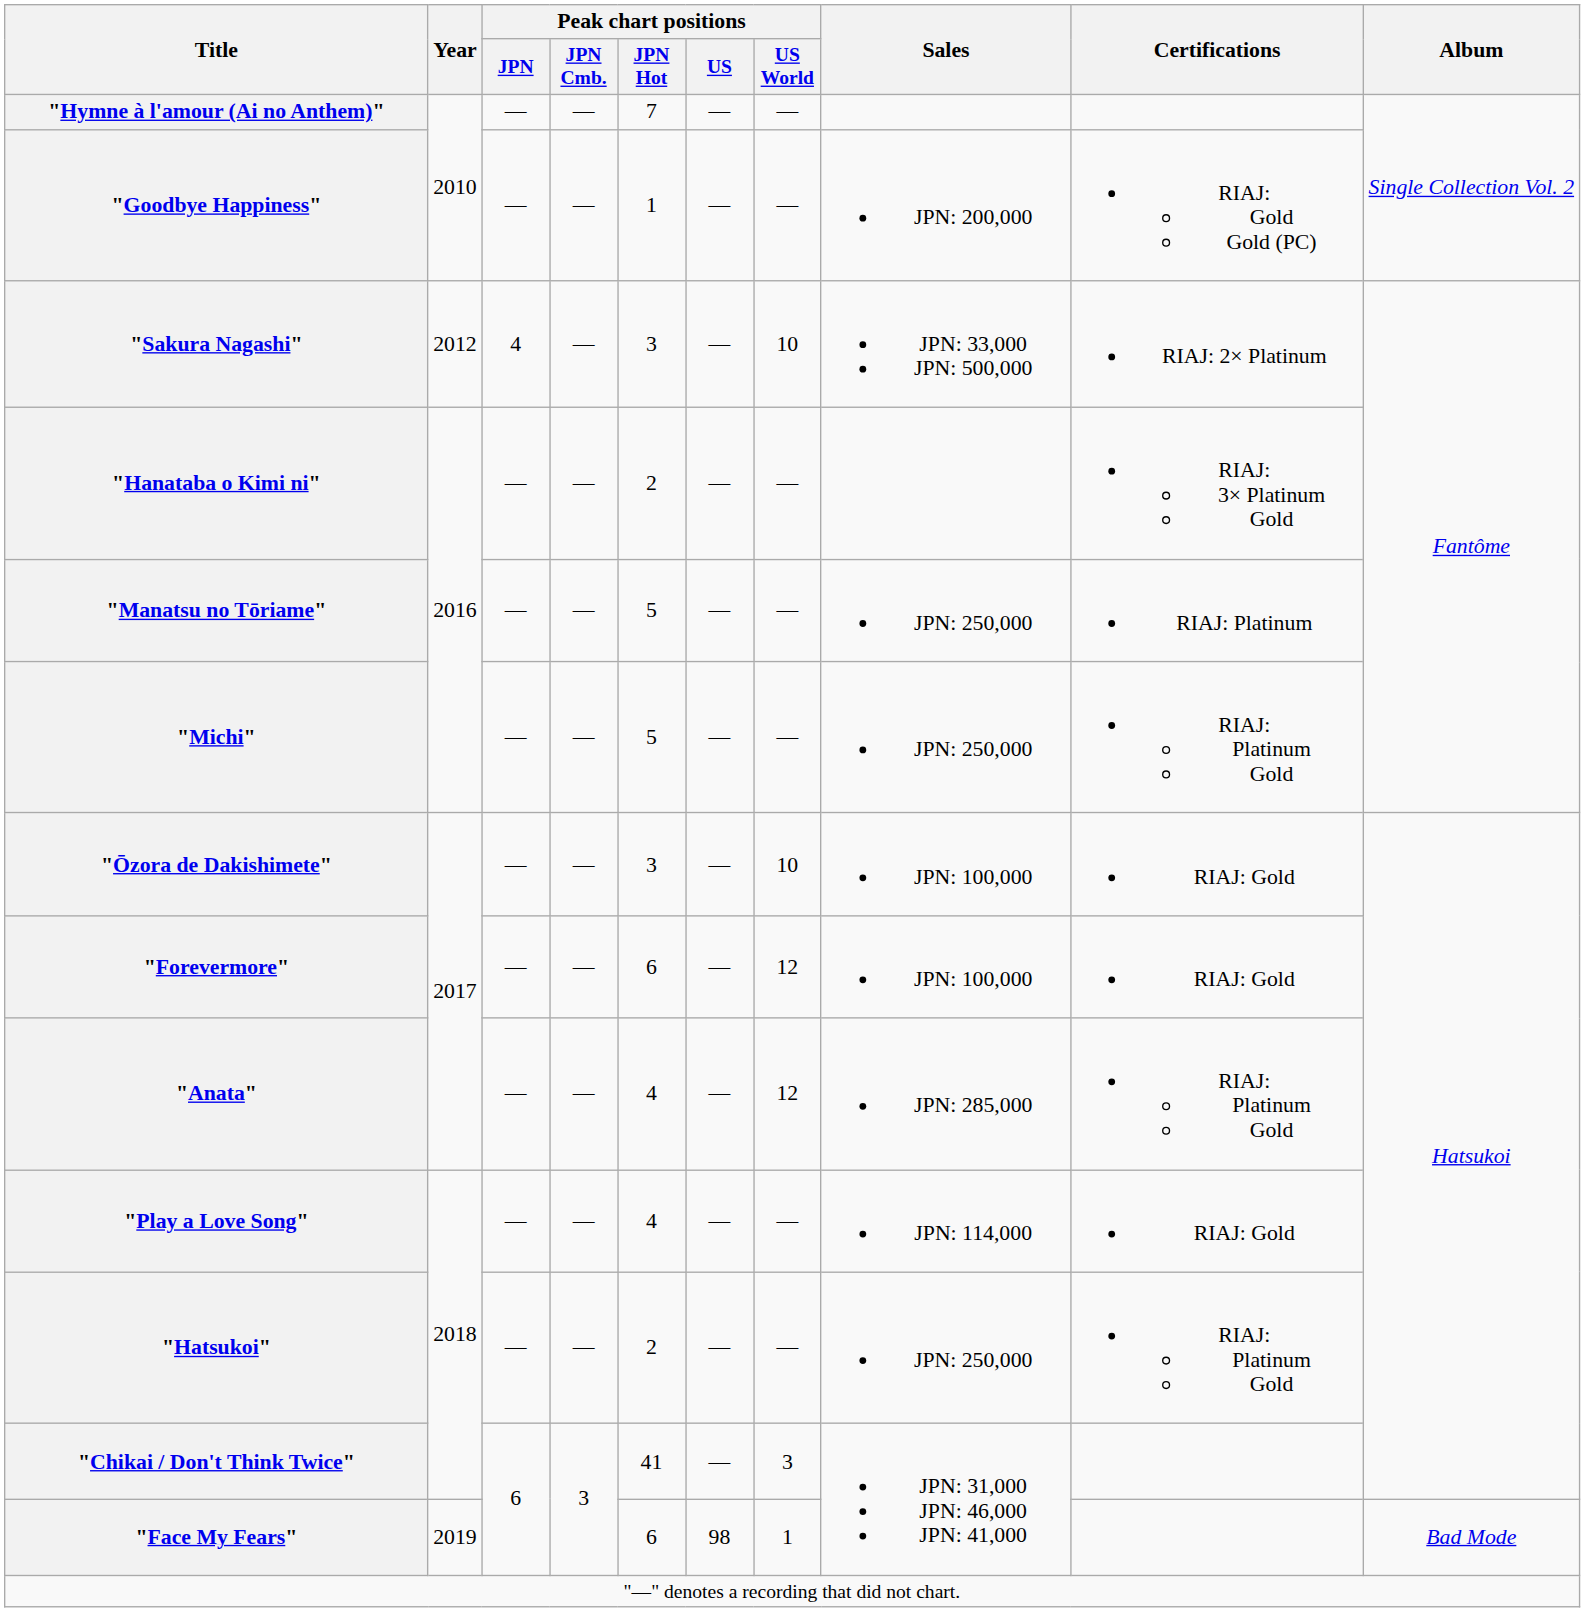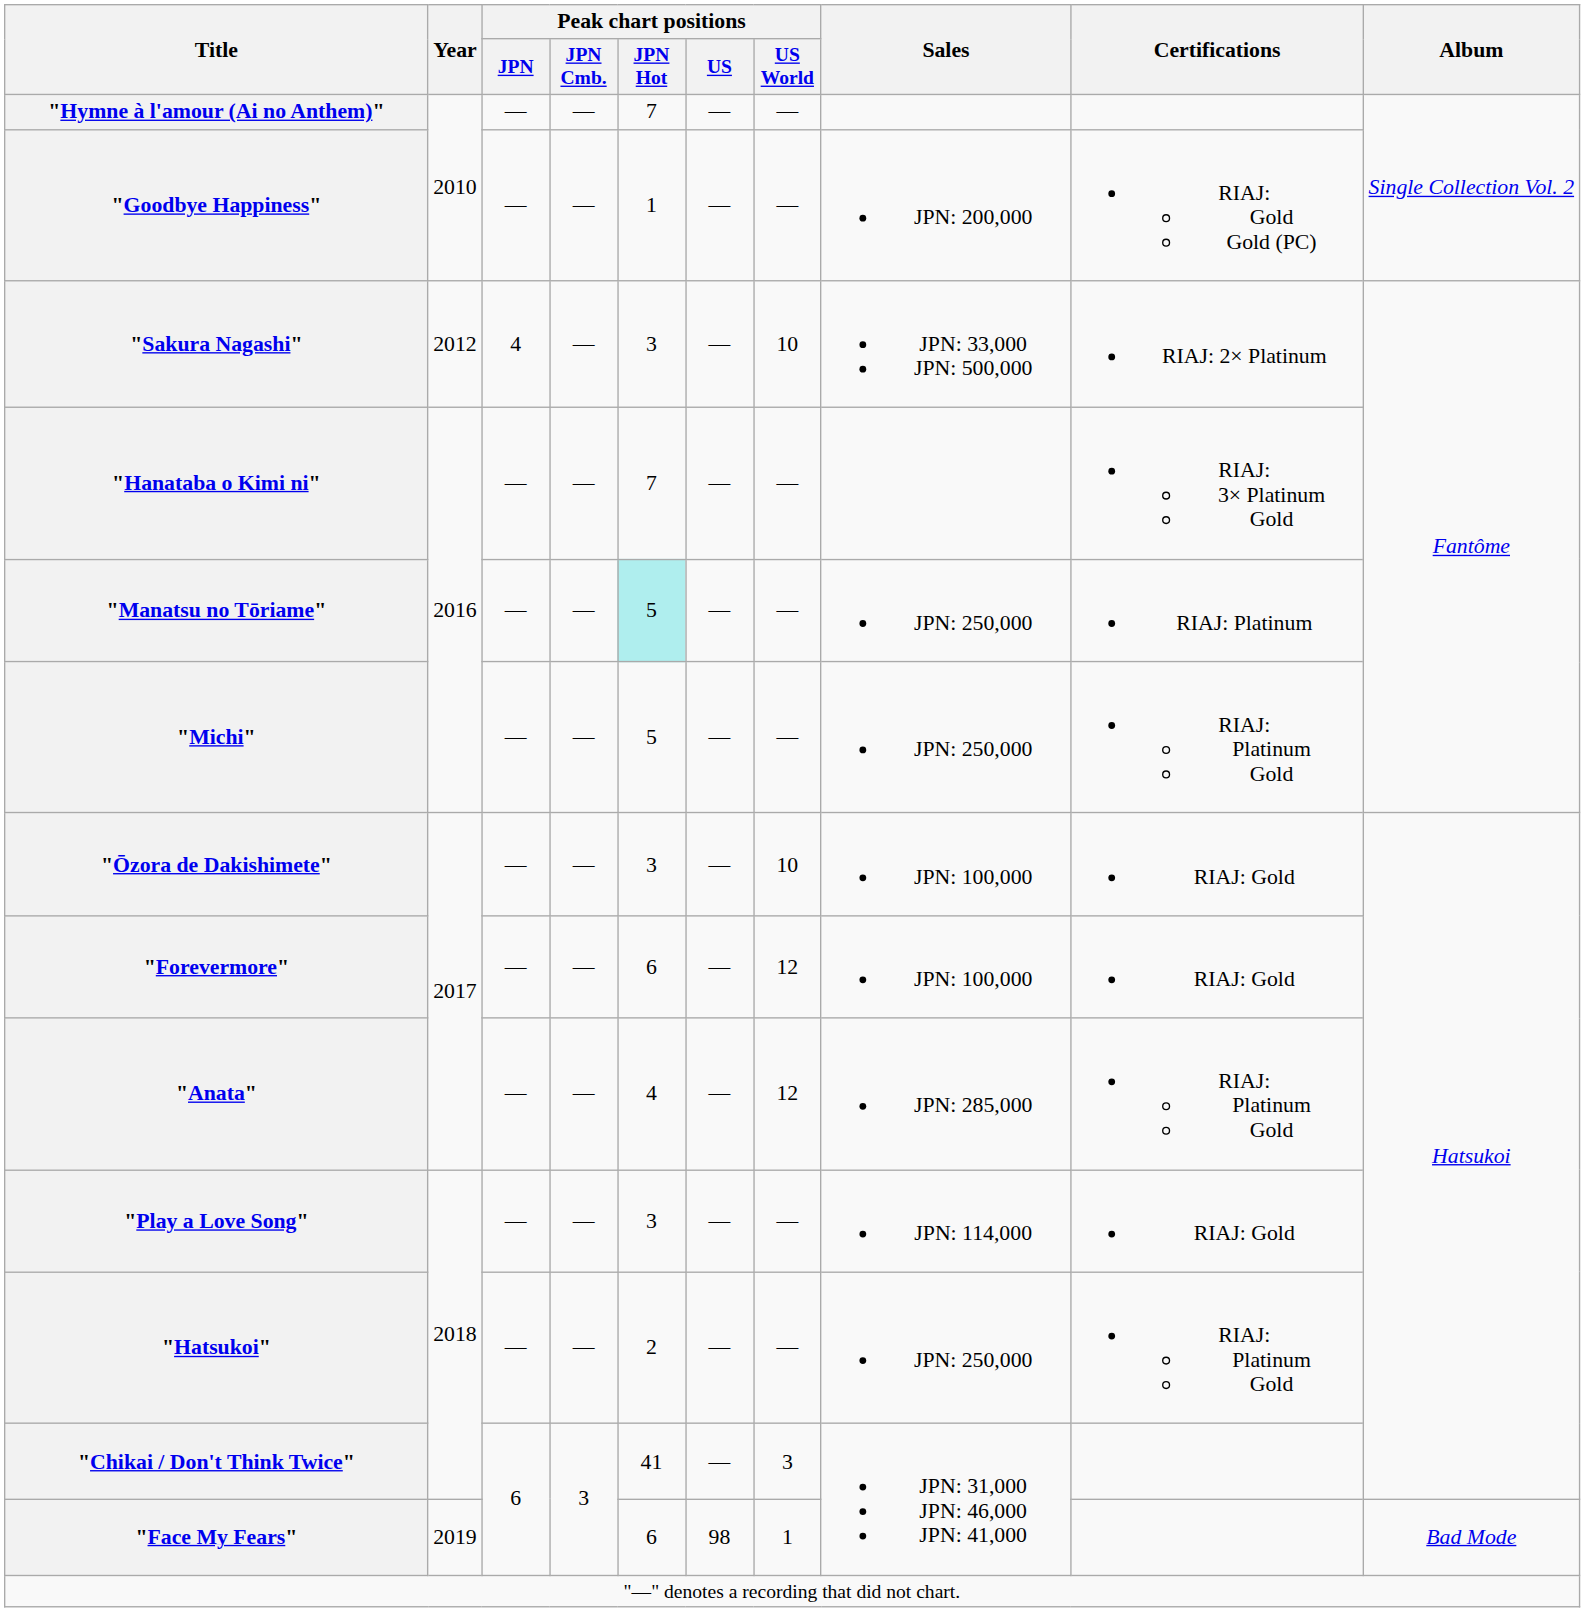(651, 483) 2 -> (651, 483) 7
(651, 610) no background -> (651, 610) paleturquoise background
(651, 1220) 4 -> (651, 1220) 3
